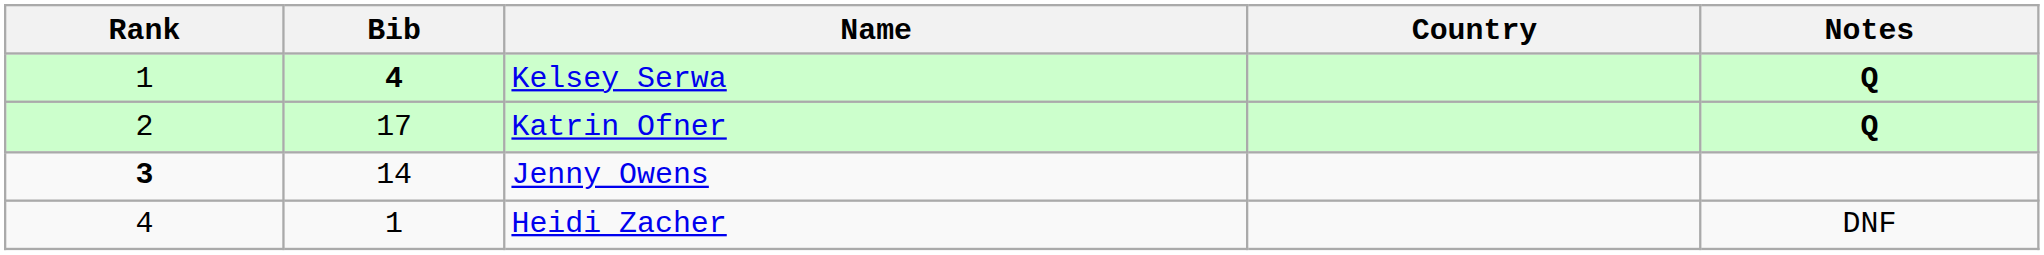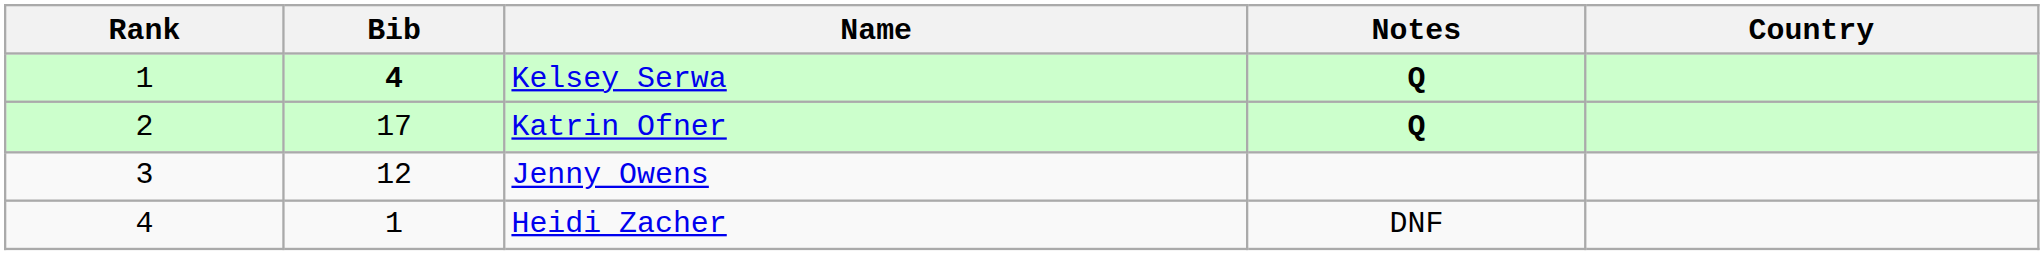columns swapped: (1475, 30) <-> (1869, 30)
(144, 176) bold -> (144, 176) normal
(394, 176) 14 -> (394, 176) 12
